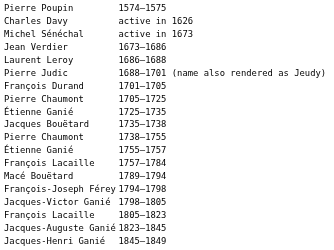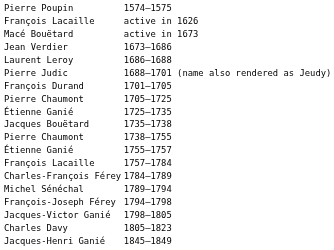(36, 21) Charles Davy -> (49, 21) François Lacaille
(44, 34) Michel Sénéchal -> (39, 34) Macé Bouëtard
+ row: (148, 176)
(39, 176) Macé Bouëtard -> (44, 189) Michel Sénéchal
(49, 215) François Lacaille -> (36, 228) Charles Davy
- row: (142, 228)
